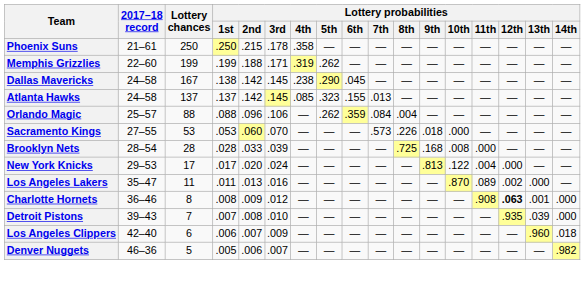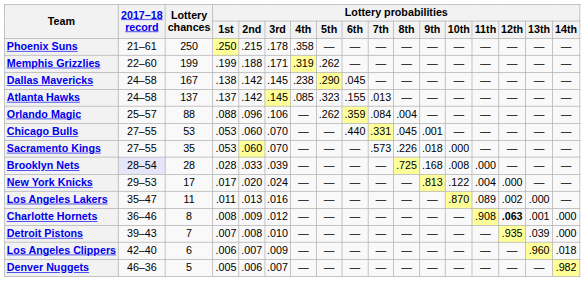+ row: (43, 132)
(189, 132) 53 -> (189, 149) 35
(142, 149) no background -> (142, 166) lavender background
